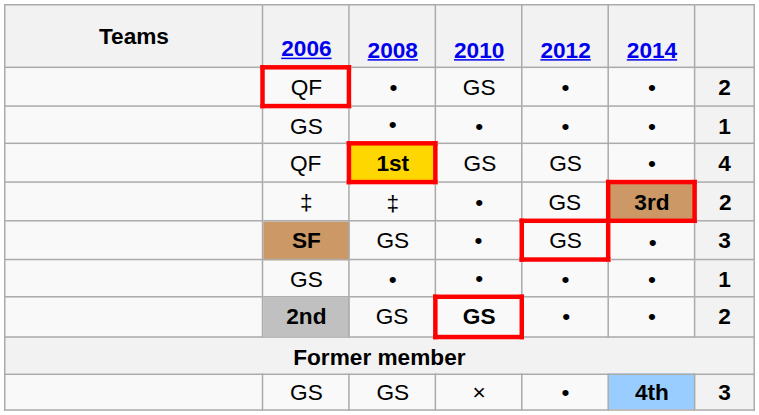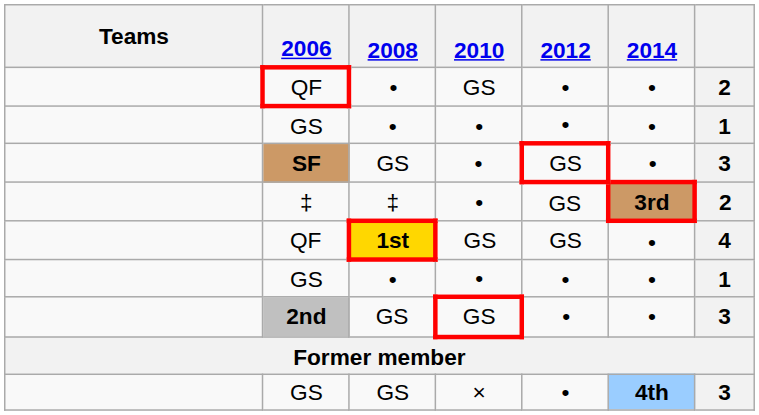rows swapped: (306, 163) <-> (306, 241)
(479, 317) bold -> (479, 317) normal
(725, 317) 2 -> (725, 317) 3
